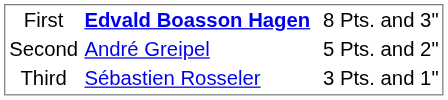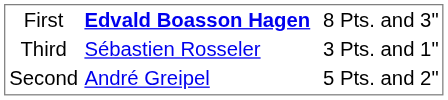rows swapped: (44, 49) <-> (44, 78)
